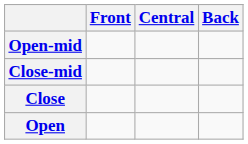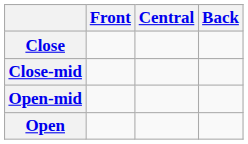rows swapped: (45, 98) <-> (45, 44)
